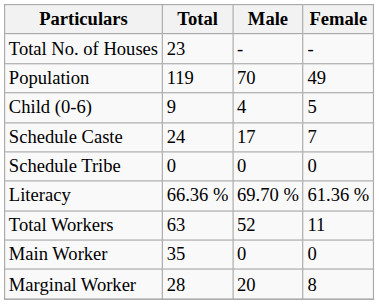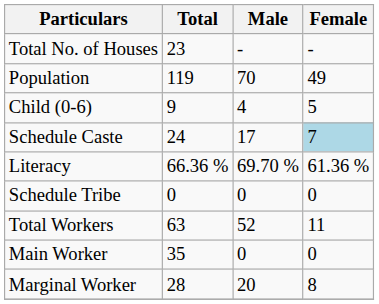(312, 136) no background -> (312, 136) lightblue background
rows swapped: (65, 166) <-> (40, 195)
